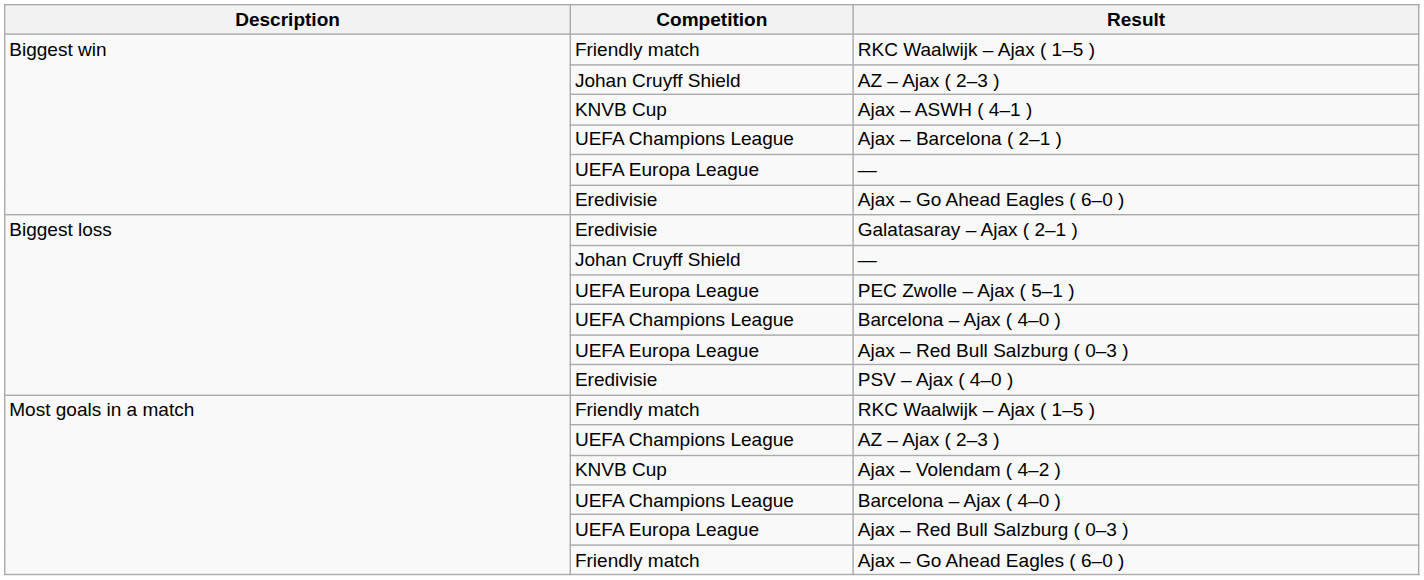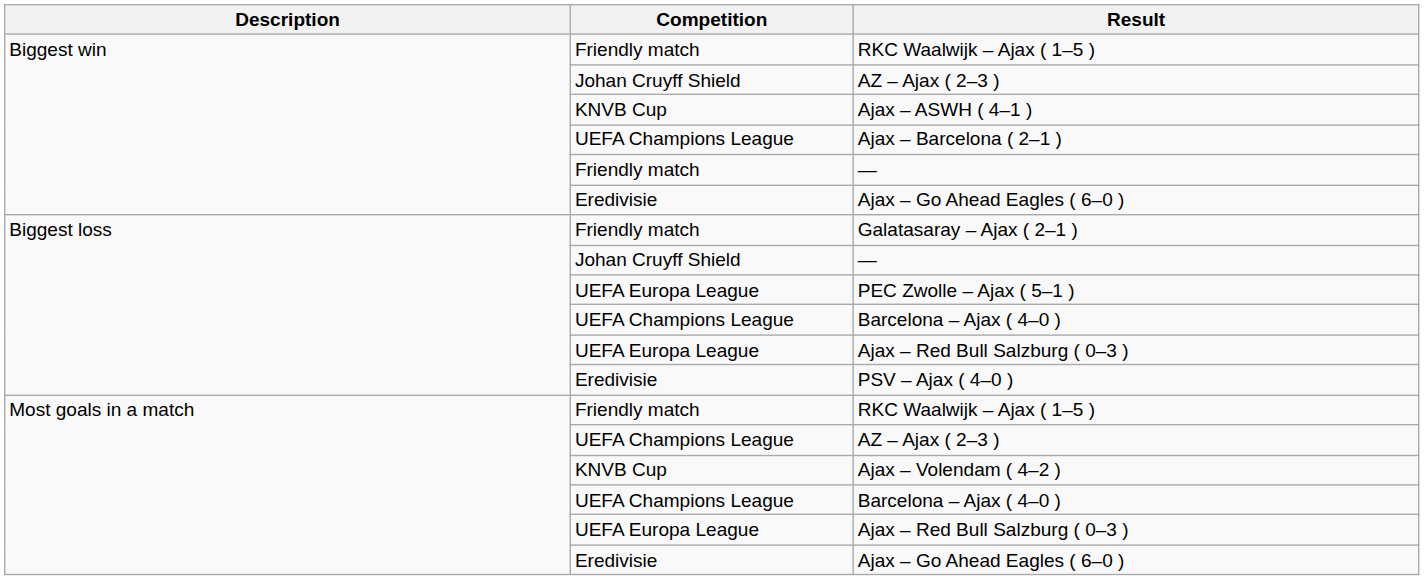(667, 169) UEFA Europa League -> (637, 169) Friendly match
(616, 229) Eredivisie -> (637, 229) Friendly match
(637, 560) Friendly match -> (616, 560) Eredivisie
